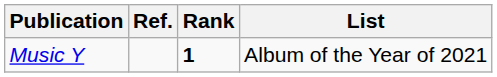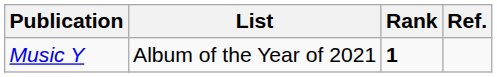columns swapped: (366, 21) <-> (153, 21)
